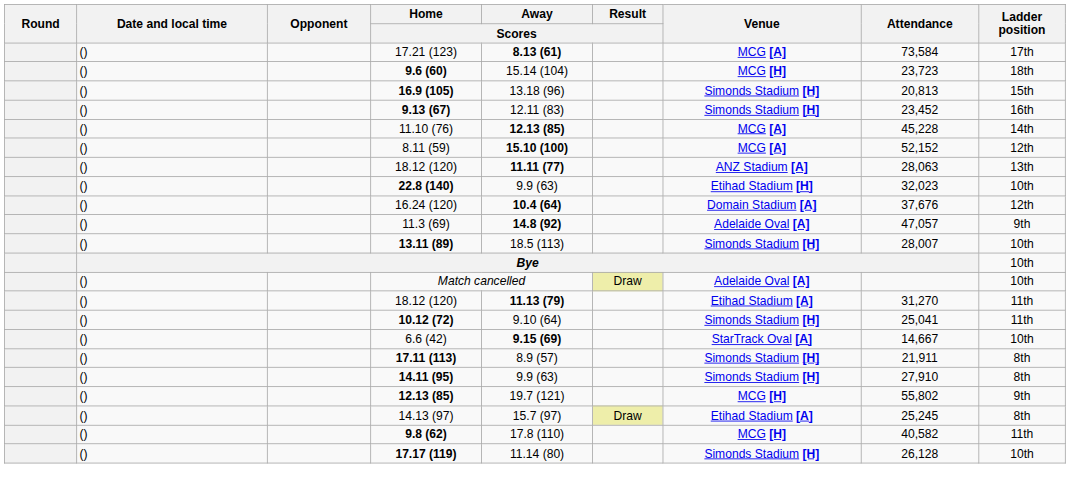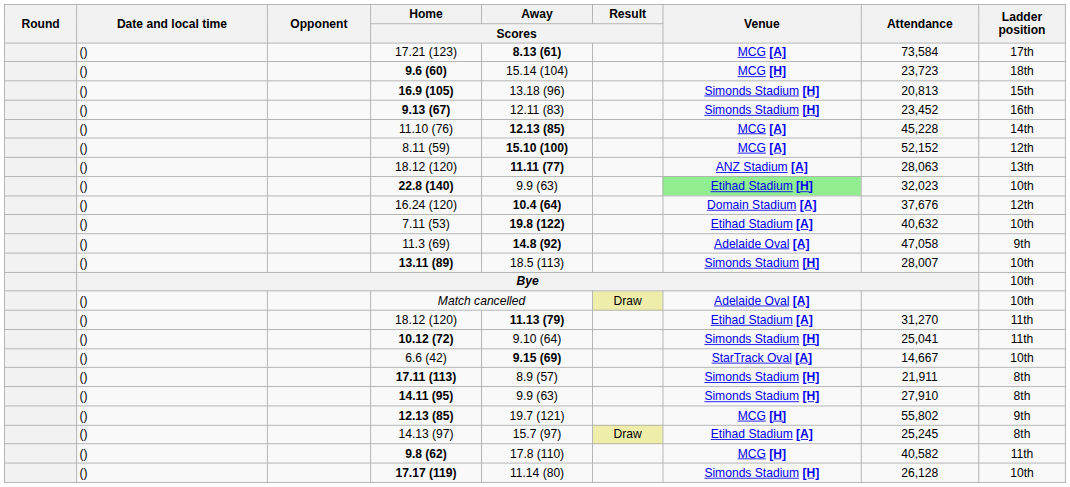(762, 186) no background -> (762, 186) lightgreen background
+ row: (84, 225)
(920, 225) 47,057 -> (920, 244) 47,058
